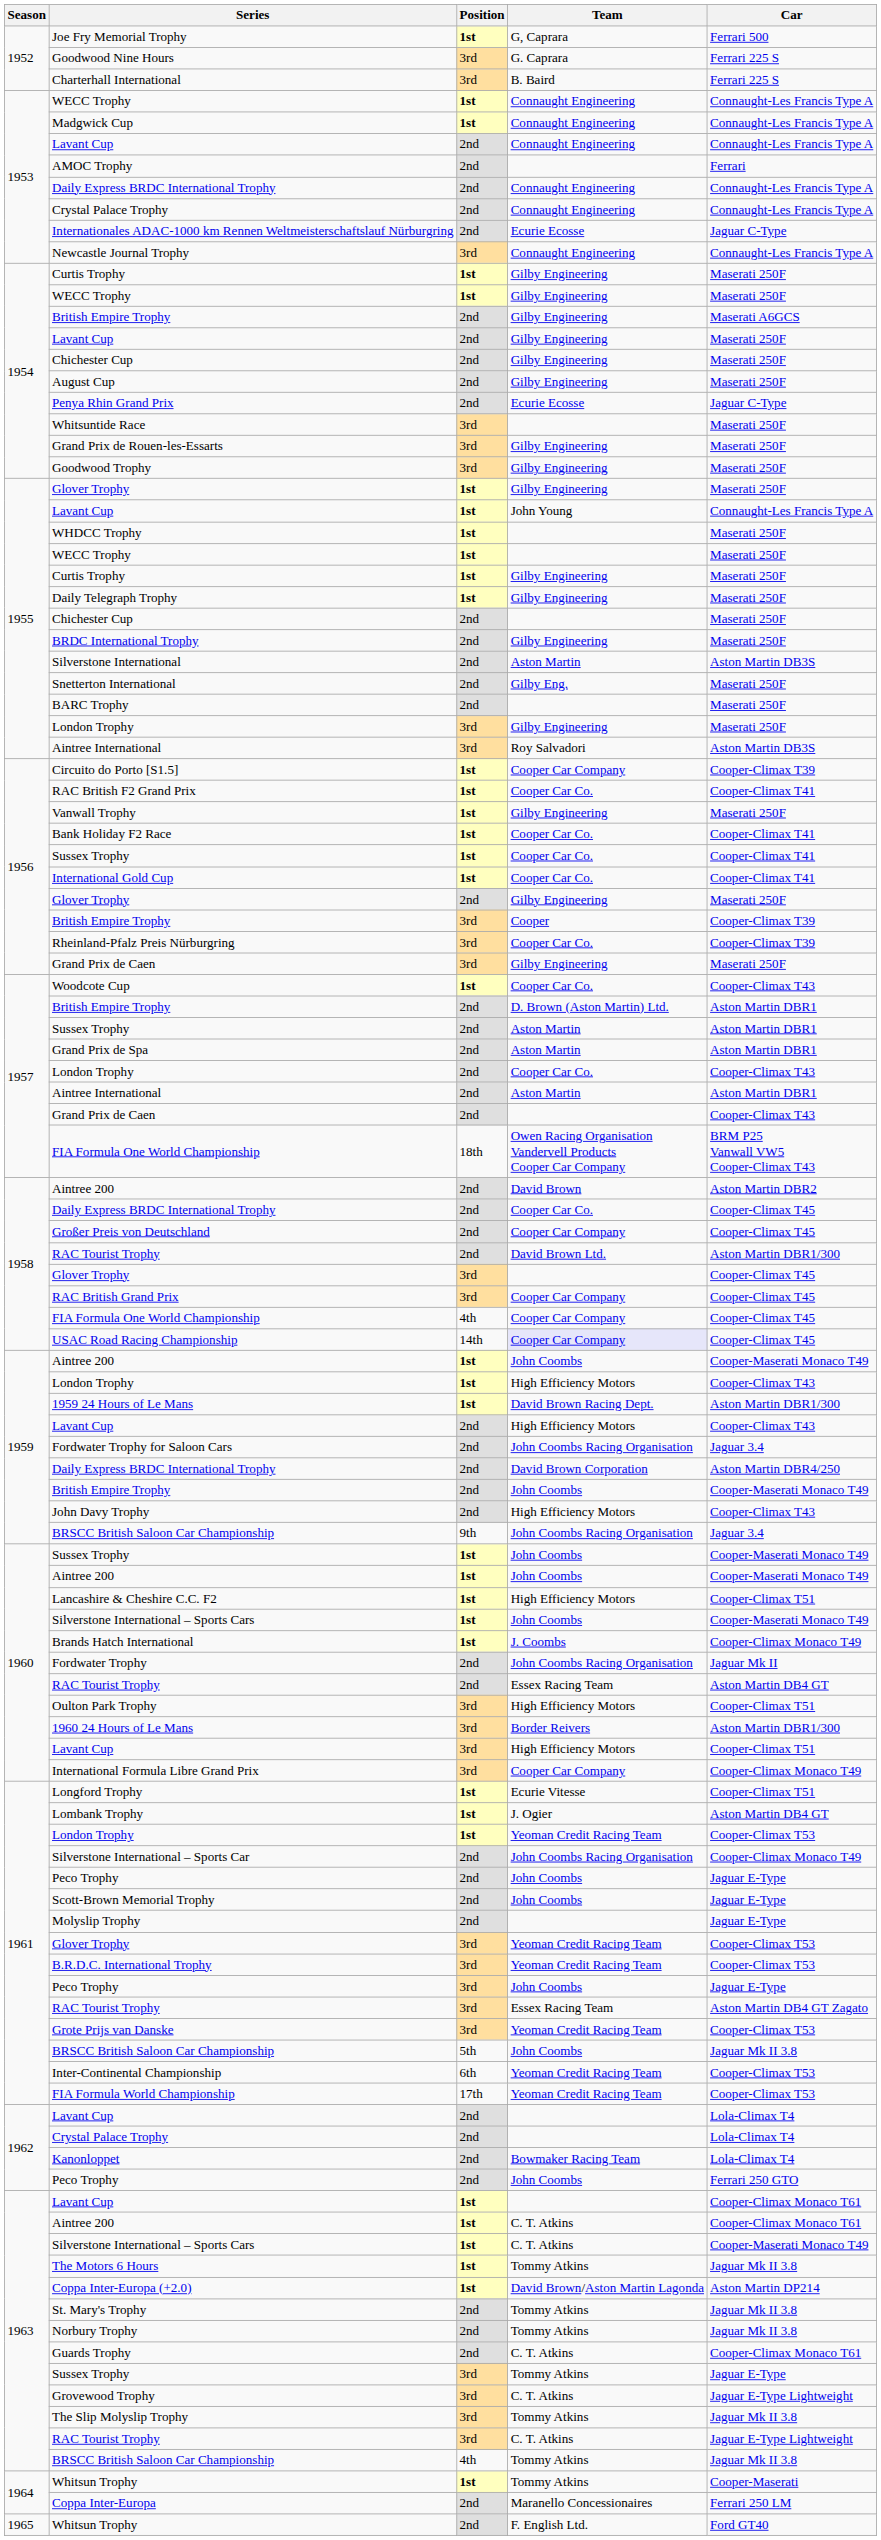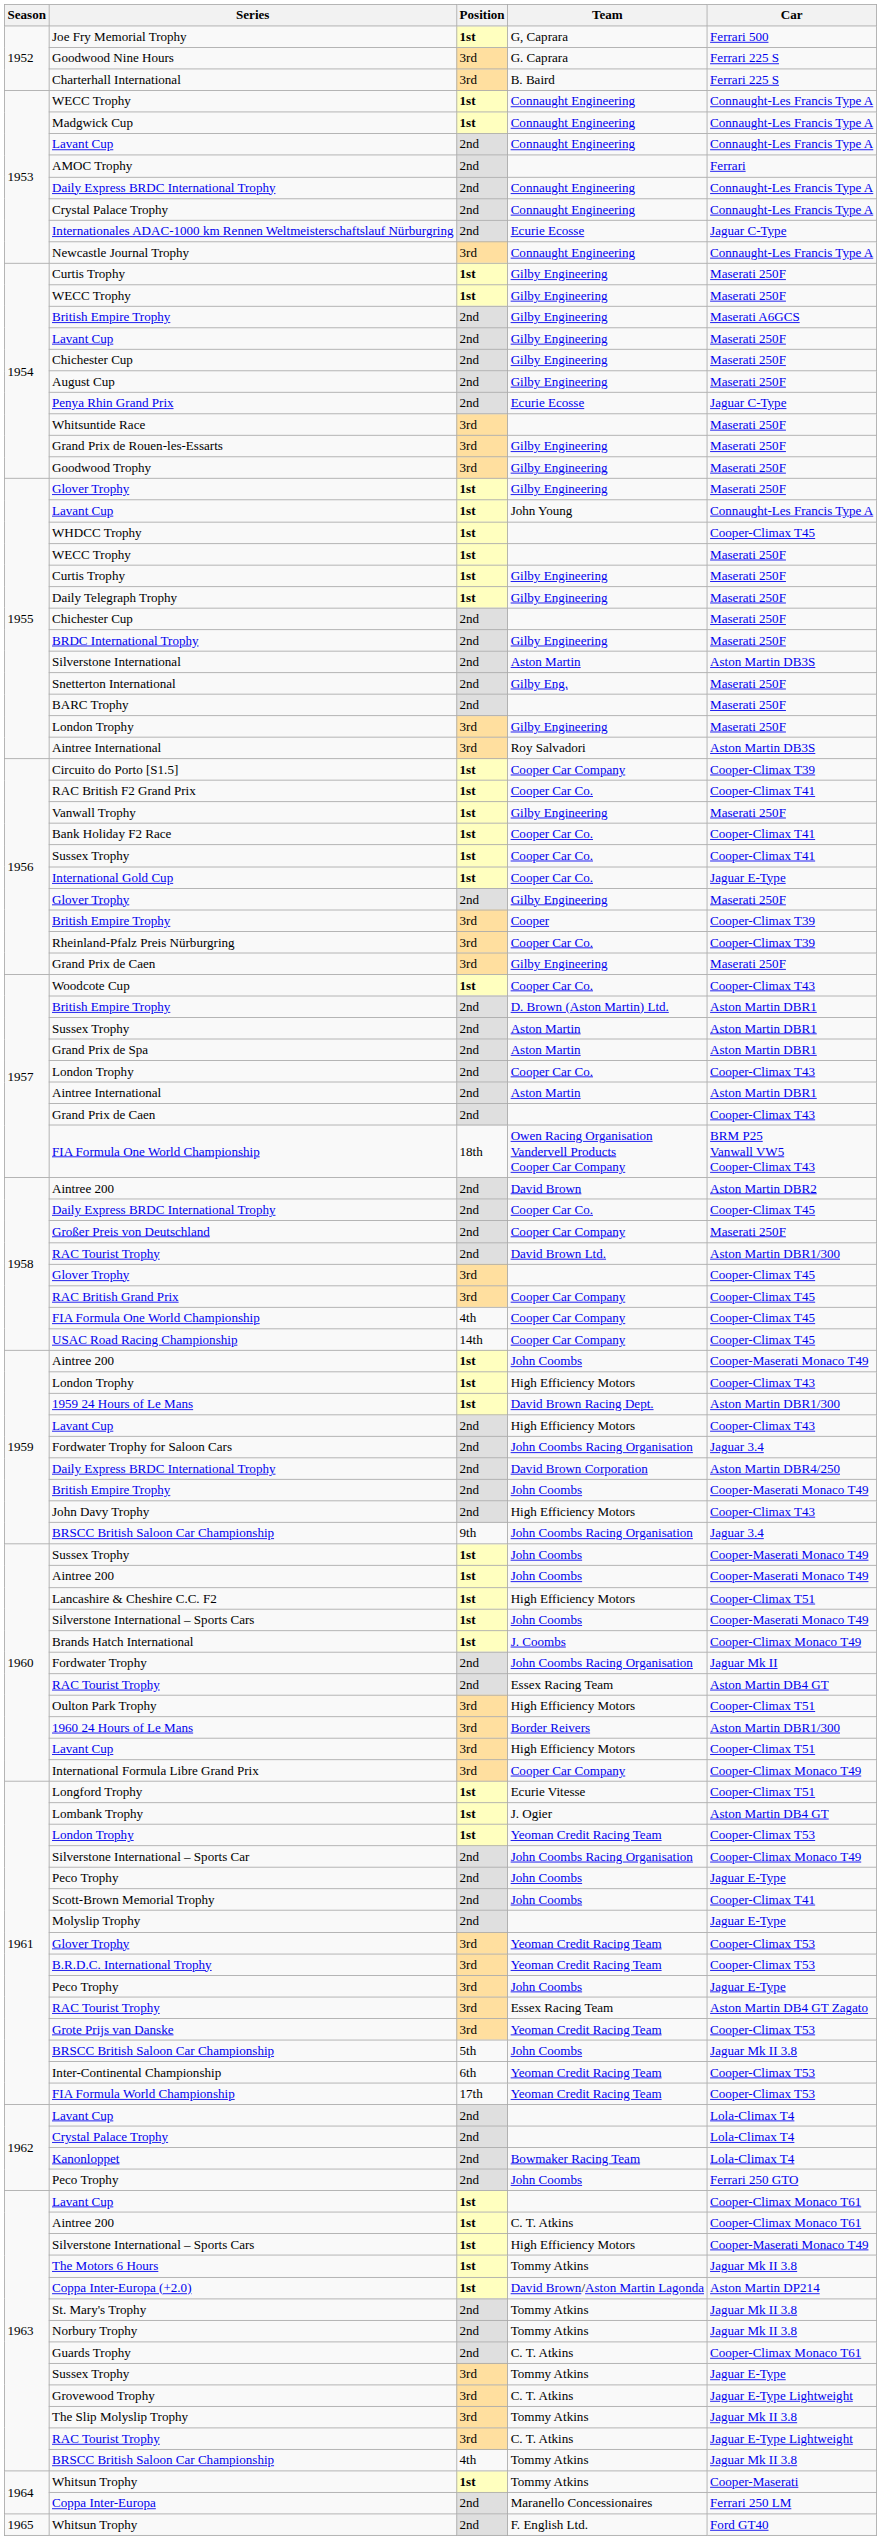(748, 532) Maserati 250F -> (763, 532) Cooper-Climax T45
(763, 877) Cooper-Climax T41 -> (748, 877) Jaguar E-Type
(763, 1231) Cooper-Climax T45 -> (748, 1231) Maserati 250F
(568, 1339) lavender background -> (568, 1339) no background
(748, 1900) Jaguar E-Type -> (763, 1900) Cooper-Climax T41
(542, 2244) C. T. Atkins -> (573, 2244) High Efficiency Motors
